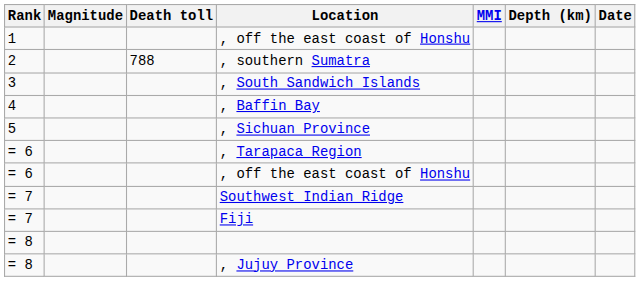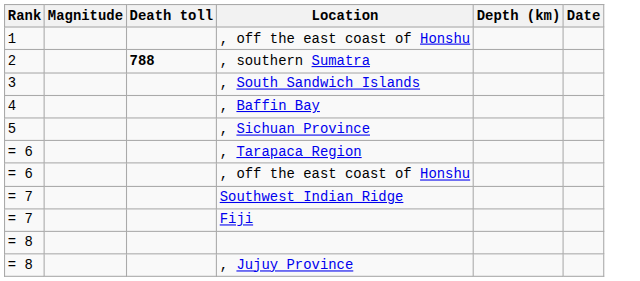- column: (489, 16)
(142, 61) normal -> (142, 61) bold
